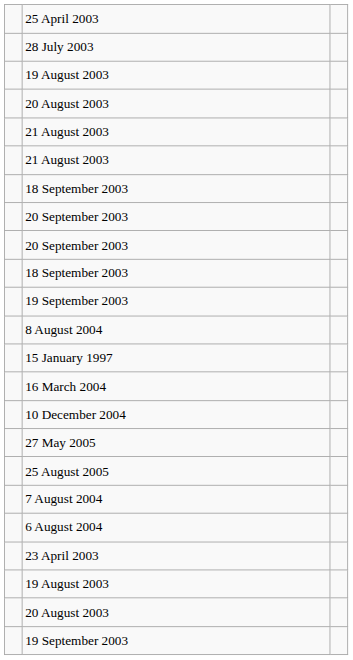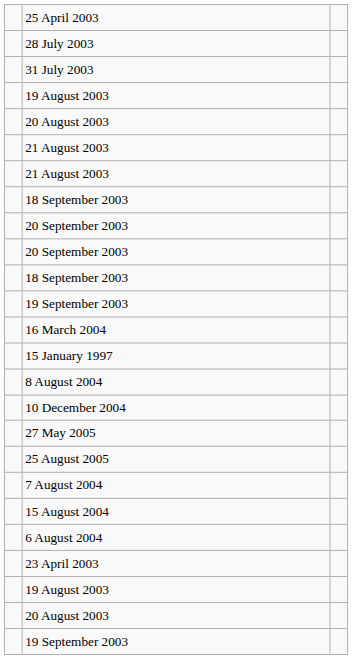+ row: (13, 70)
rows swapped: (13, 386) <-> (13, 330)
+ row: (13, 512)
